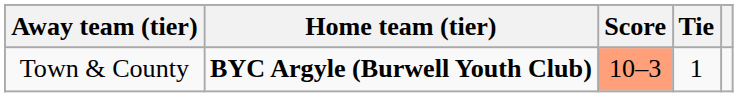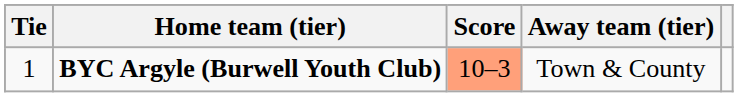columns swapped: (696, 25) <-> (104, 25)
